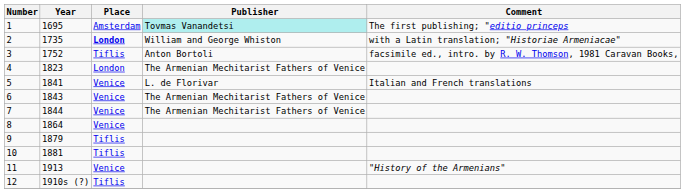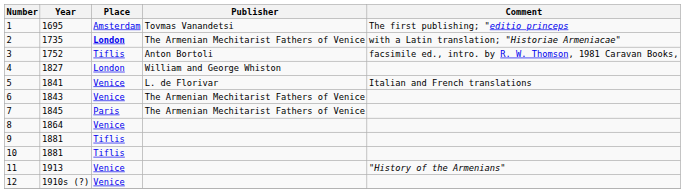(189, 26) paleturquoise background -> (189, 26) no background
(213, 40) William and George Whiston -> (255, 40) The Armenian Mechitarist Fathers of Venice
(53, 68) 1823 -> (53, 68) 1827
(255, 68) The Armenian Mechitarist Fathers of Venice -> (213, 68) William and George Whiston
(53, 111) 1844 -> (53, 111) 1845
(109, 111) Venice -> (106, 111) Paris
(53, 139) 1879 -> (53, 139) 1881
(109, 182) Tiflis -> (109, 182) Venice
